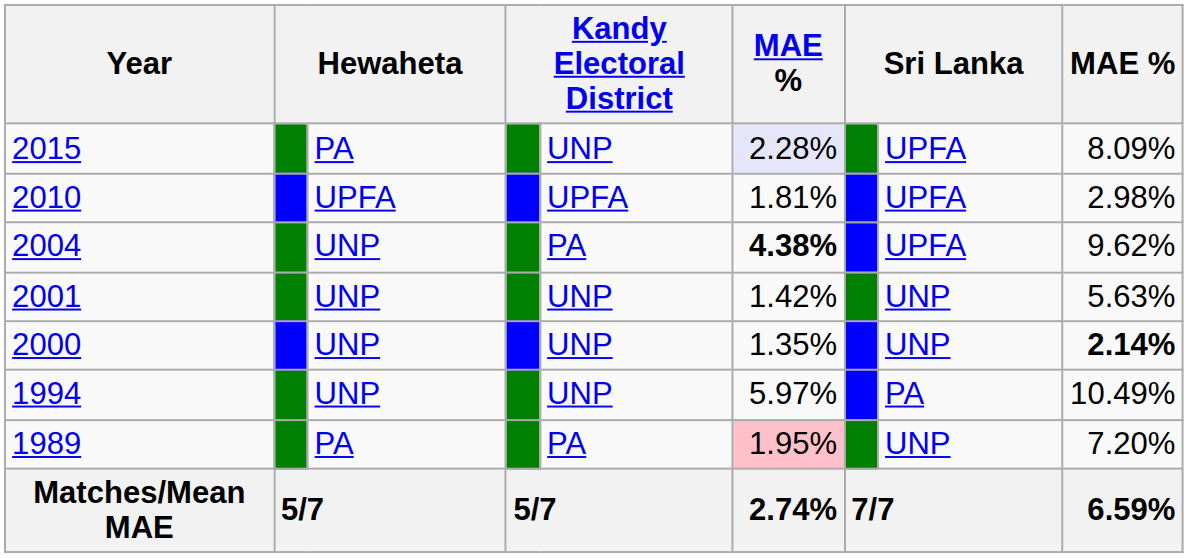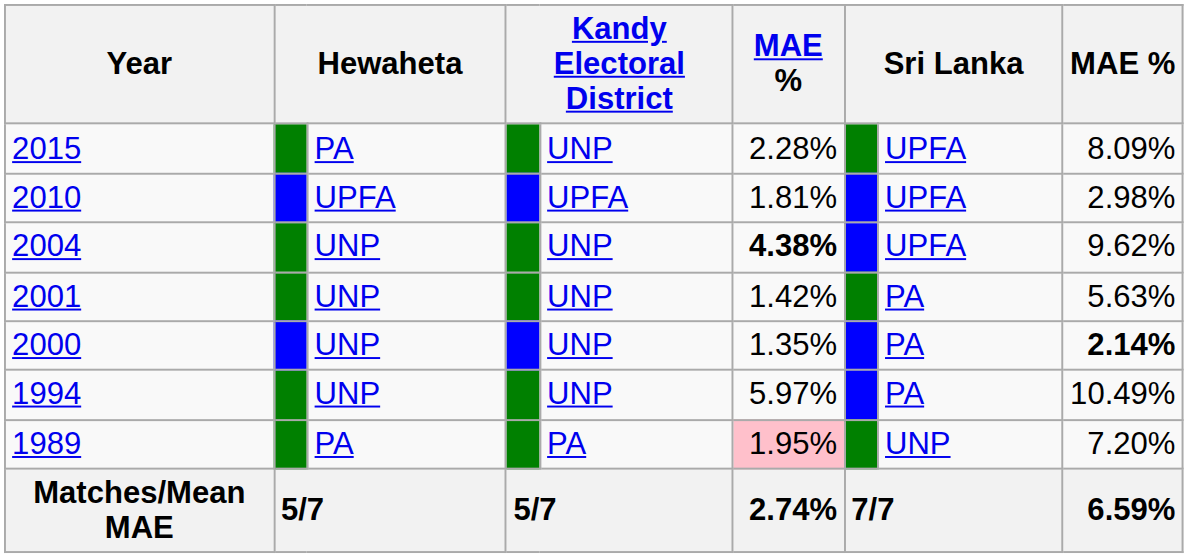(793, 148) lavender background -> (793, 148) no background
(567, 246) PA -> (580, 246) UNP
(918, 295) UNP -> (905, 295) PA
(918, 345) UNP -> (905, 345) PA
